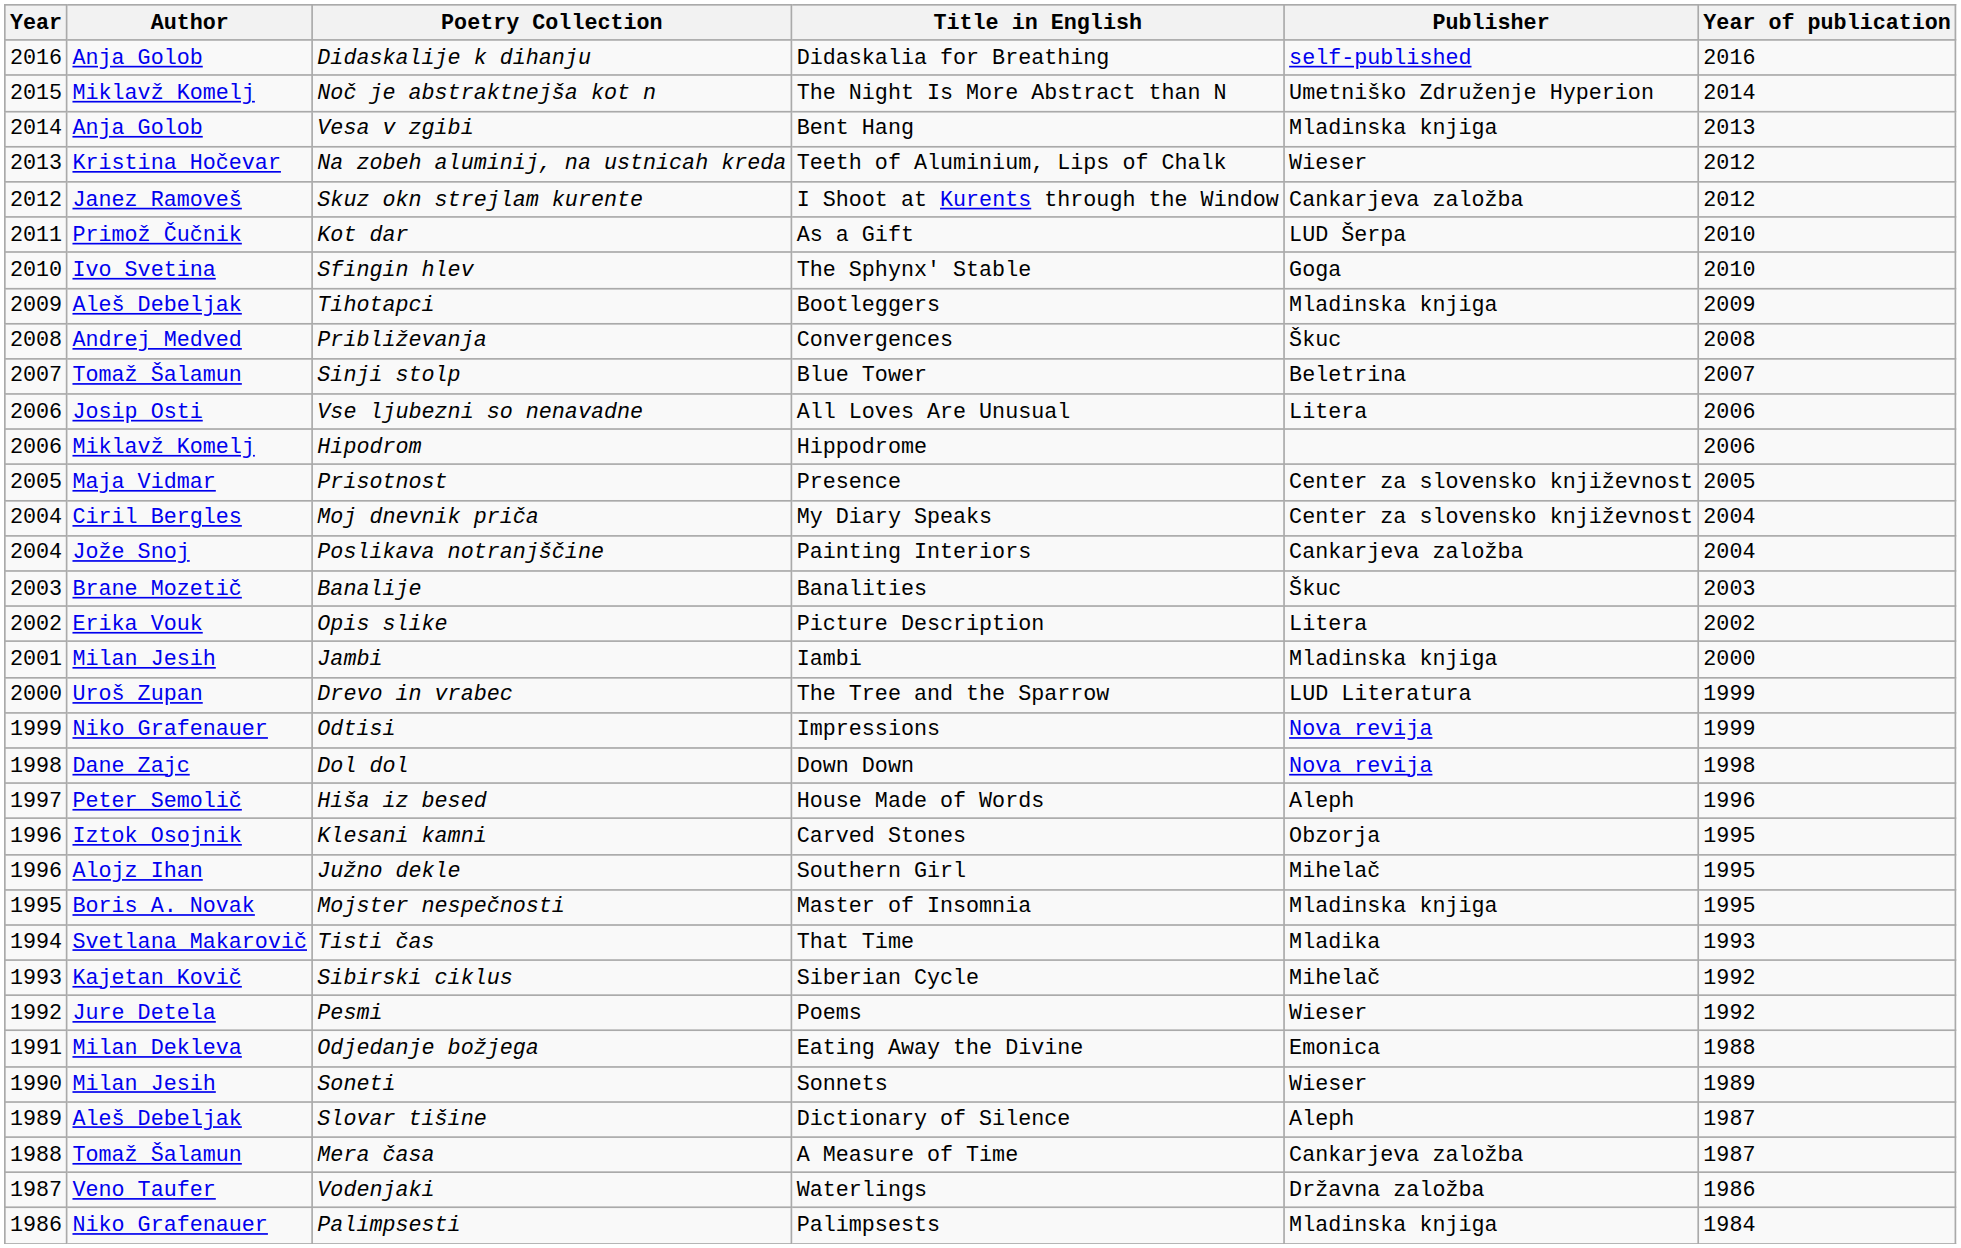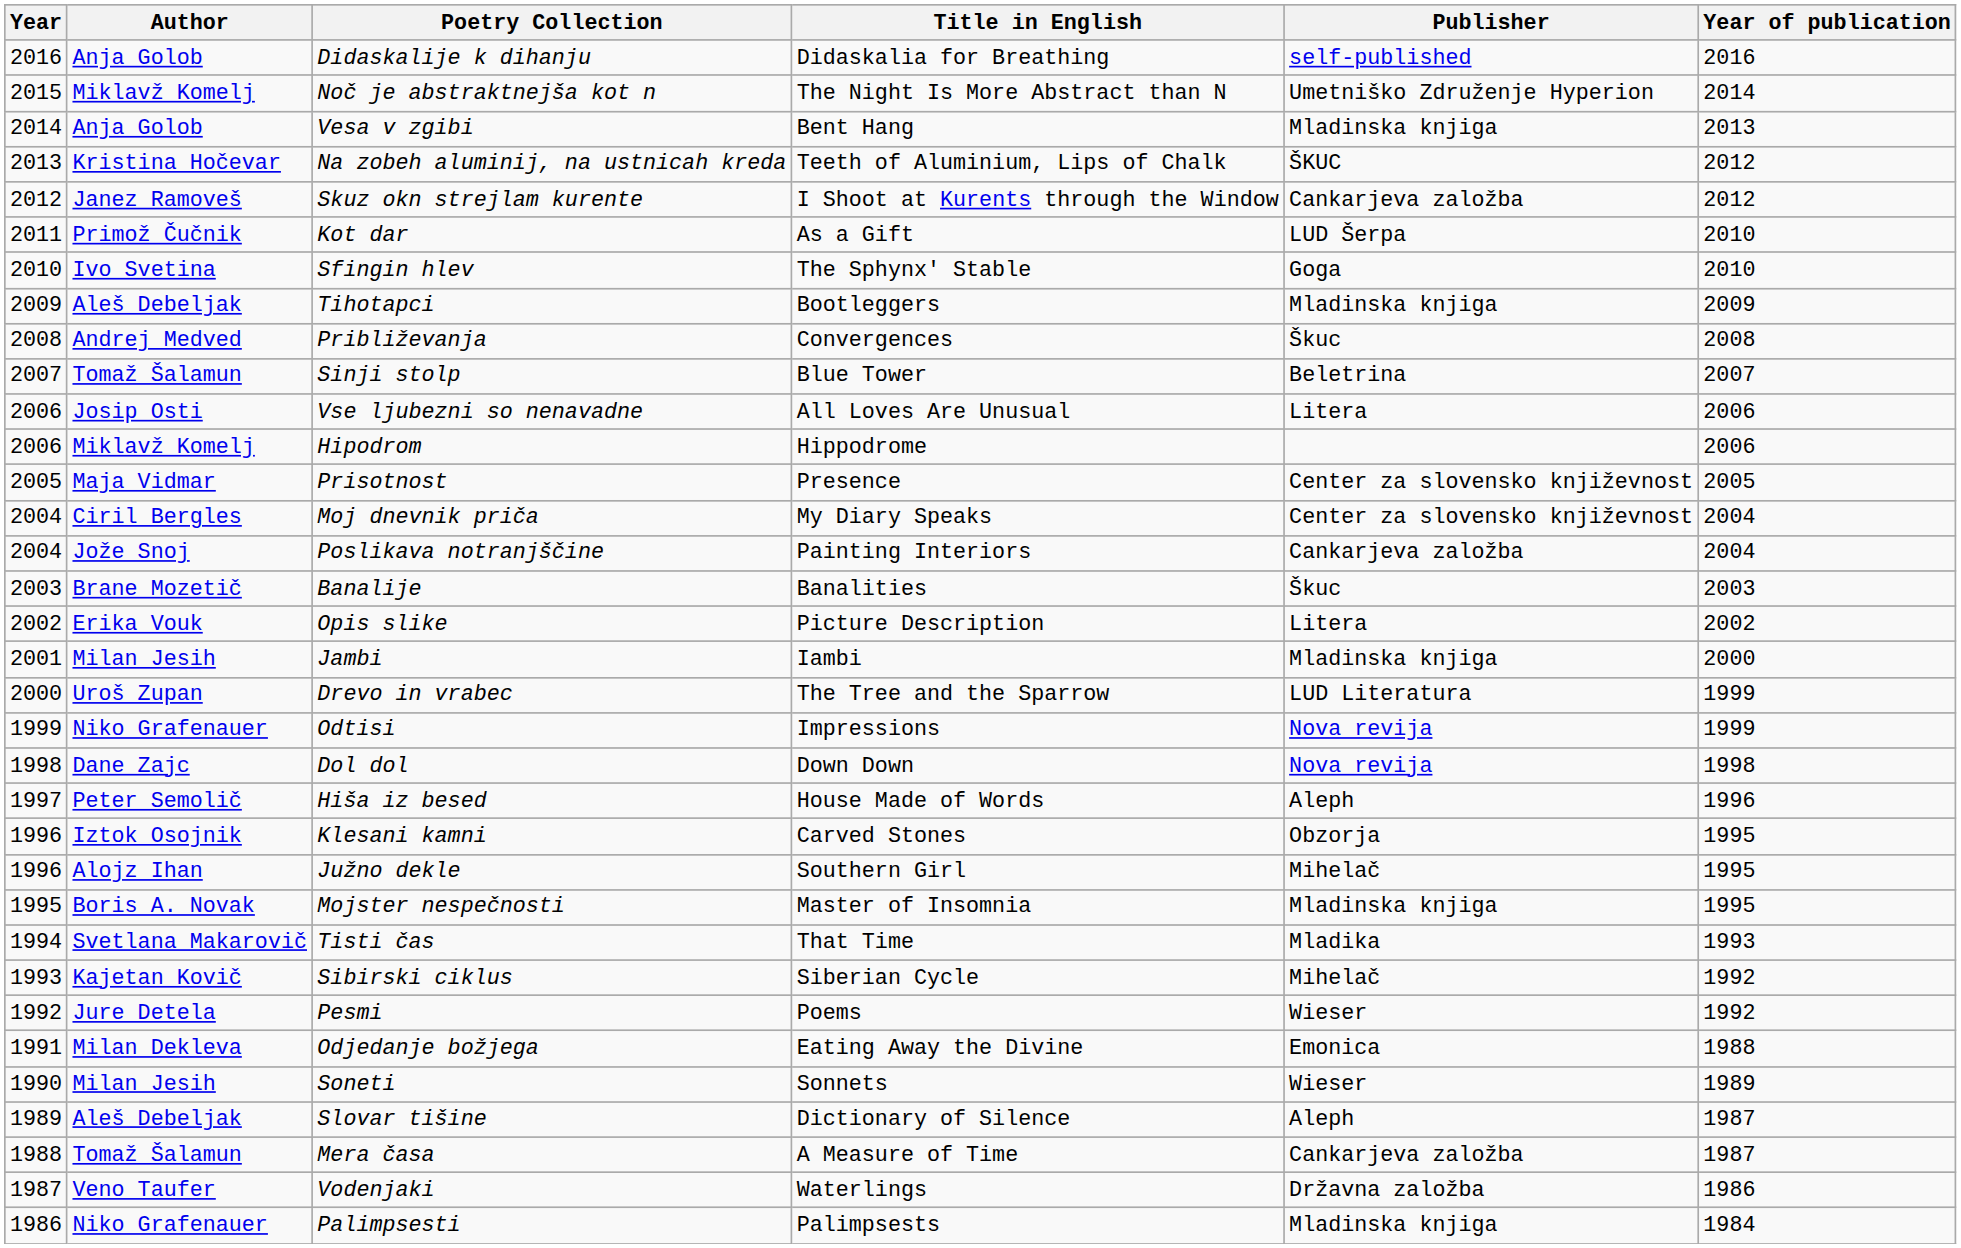(1328, 164) Wieser -> (1315, 164) ŠKUC
